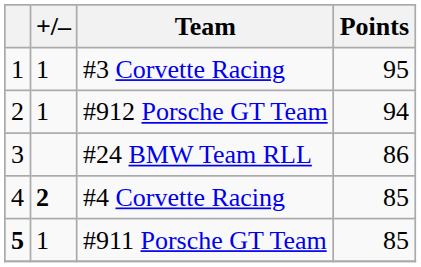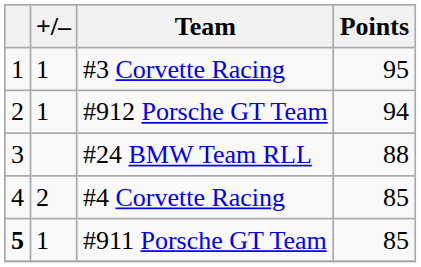(396, 154) 86 -> (396, 154) 88
(42, 197) bold -> (42, 197) normal
